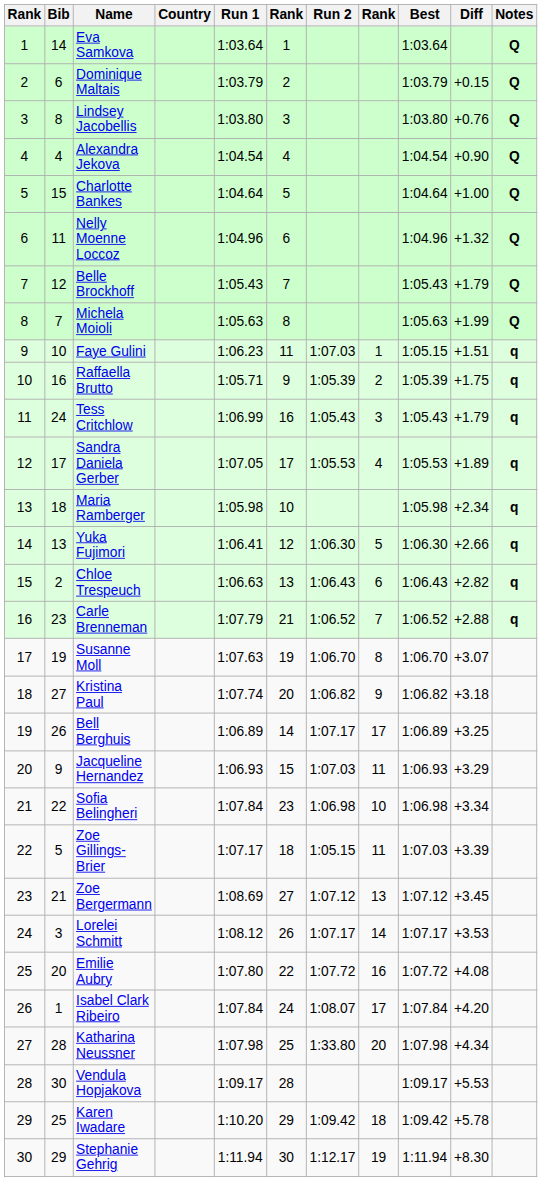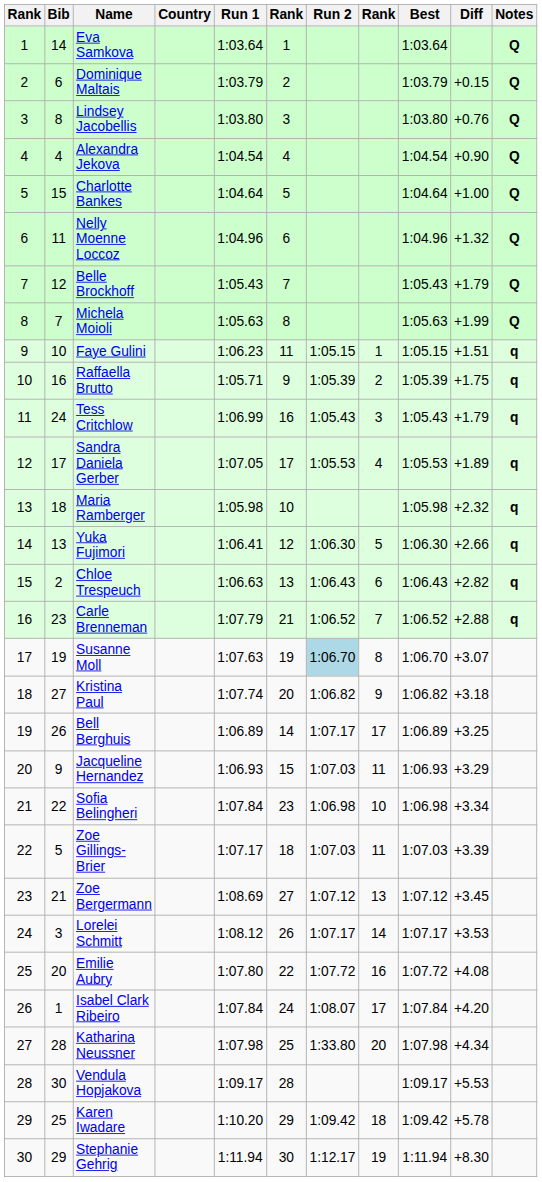(332, 351) 1:07.03 -> (332, 351) 1:05.15
(471, 508) +2.34 -> (471, 508) +2.32
(332, 657) no background -> (332, 657) lightblue background
(332, 851) 1:05.15 -> (332, 851) 1:07.03
